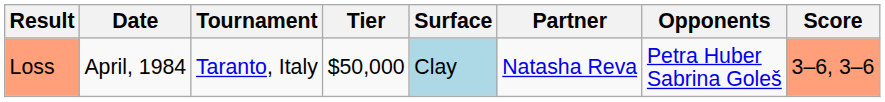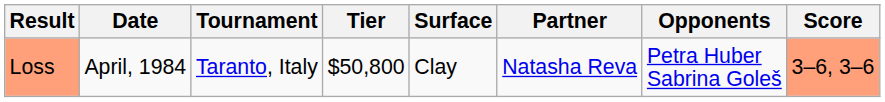(366, 67) $50,000 -> (366, 67) $50,800
(436, 67) lightblue background -> (436, 67) no background
